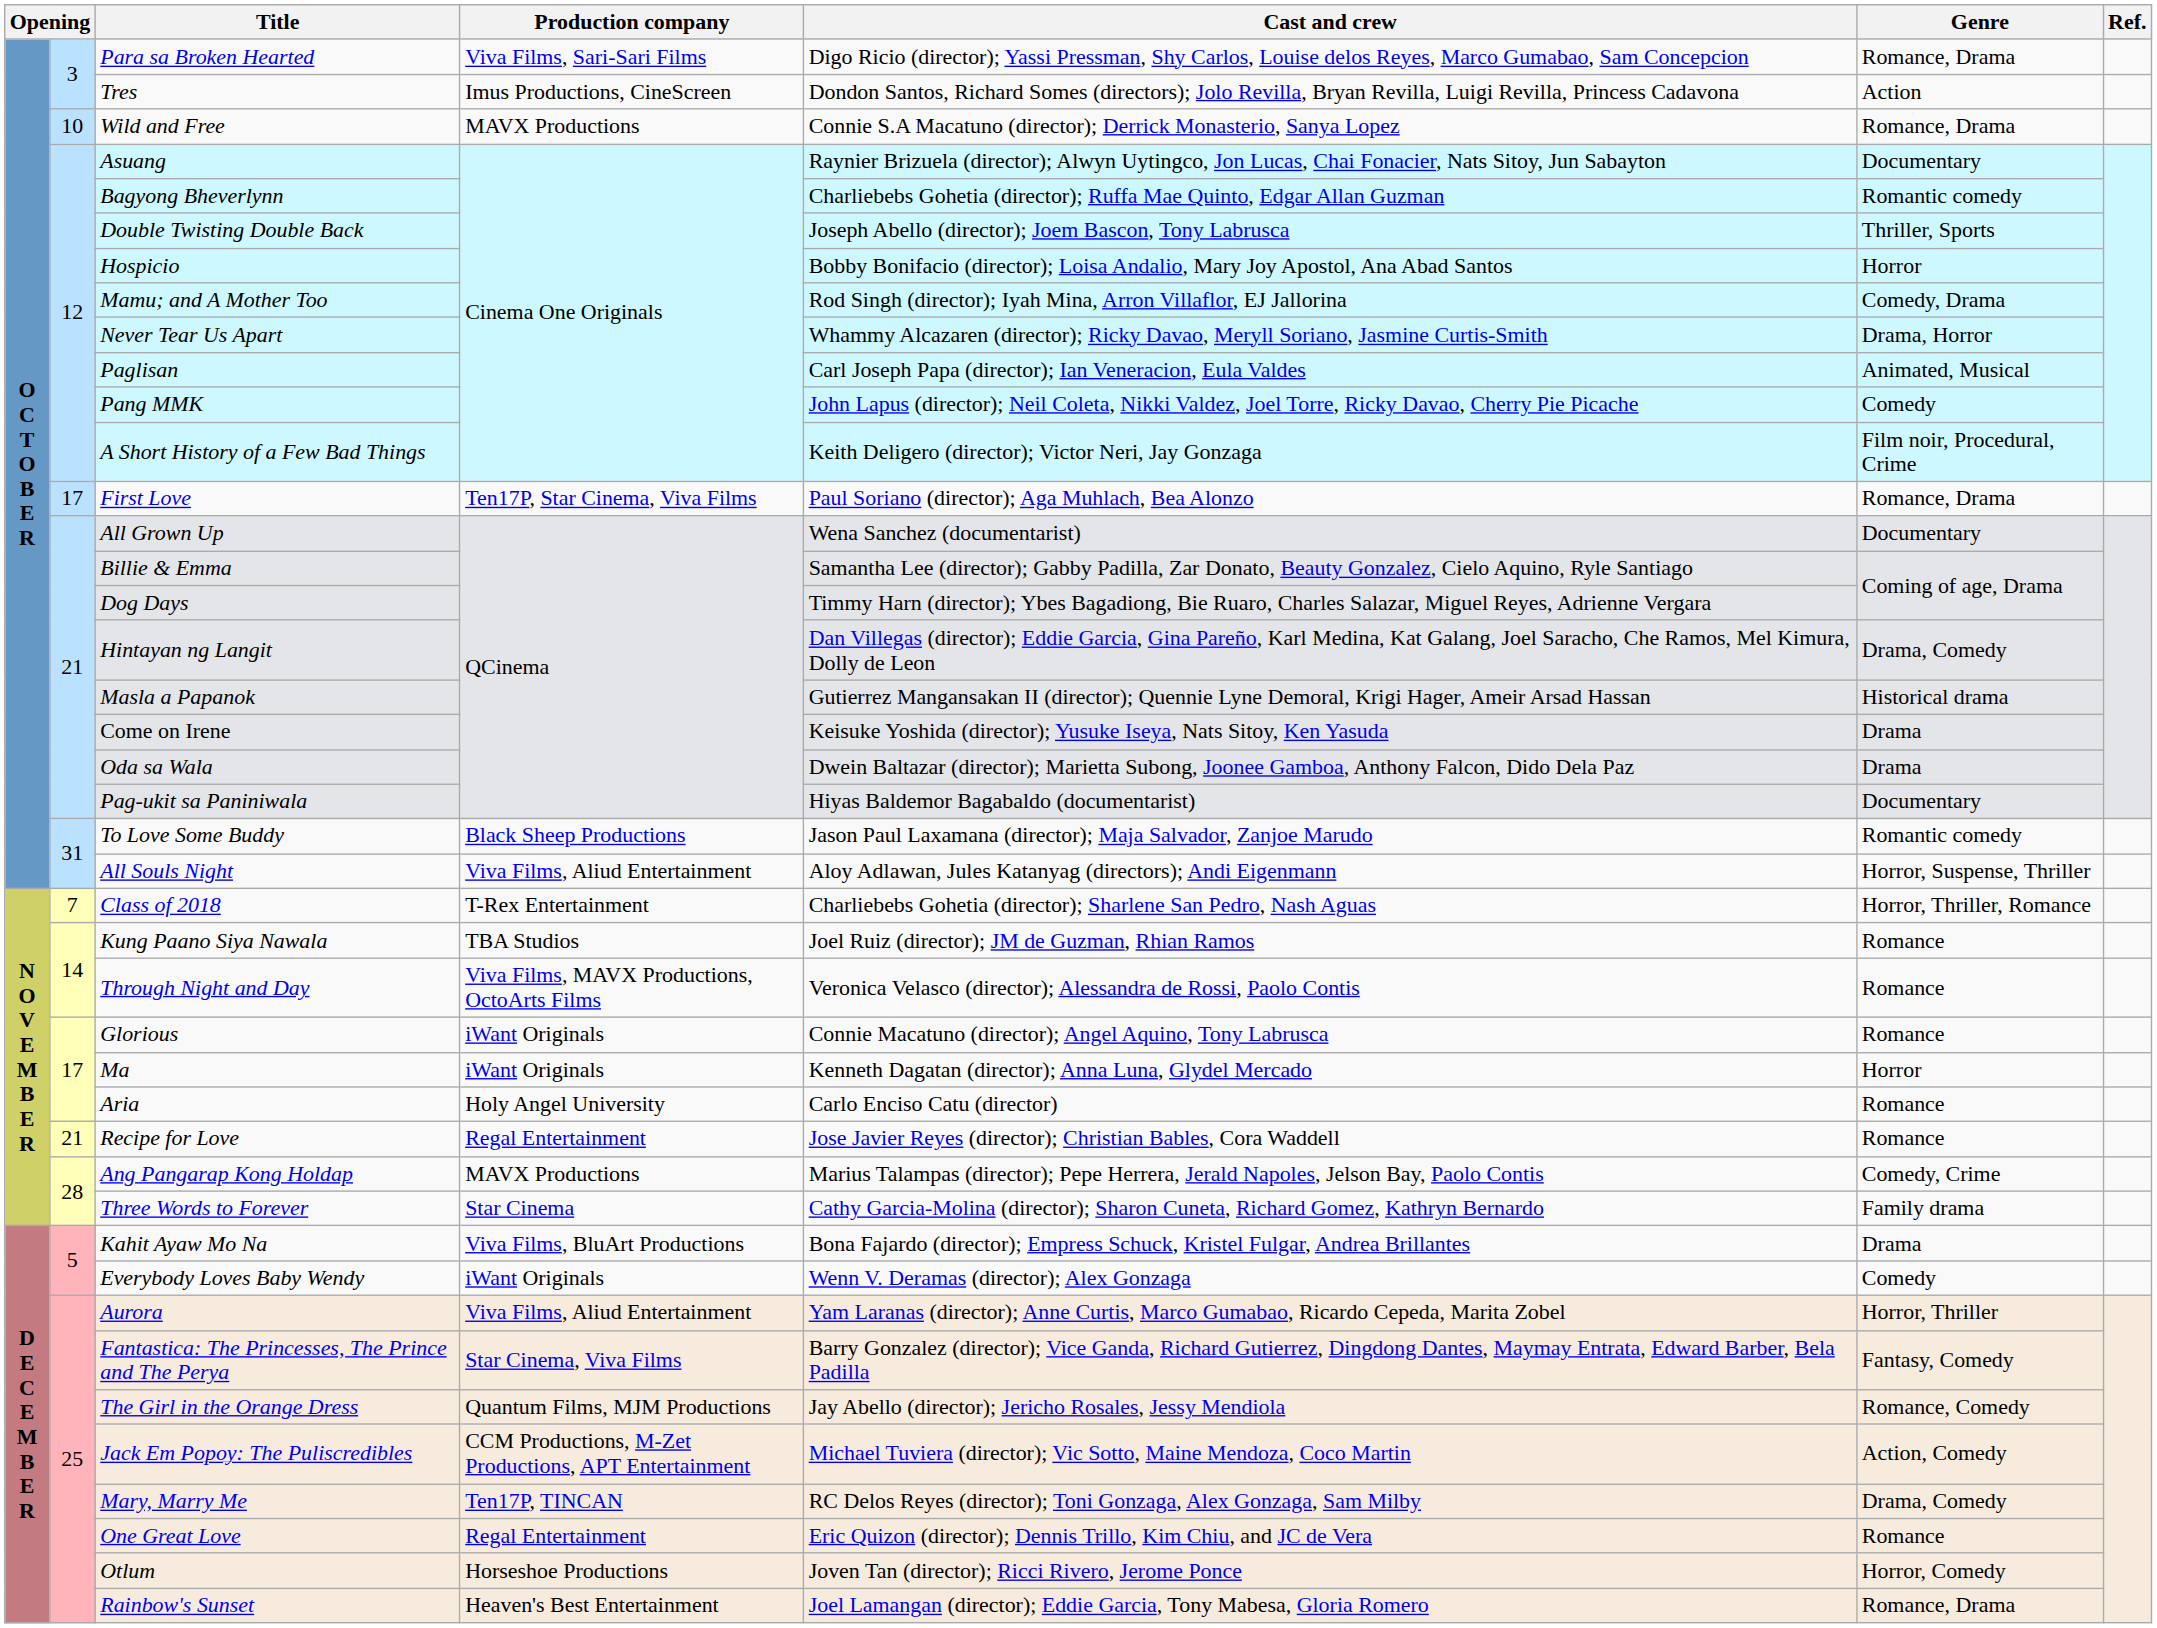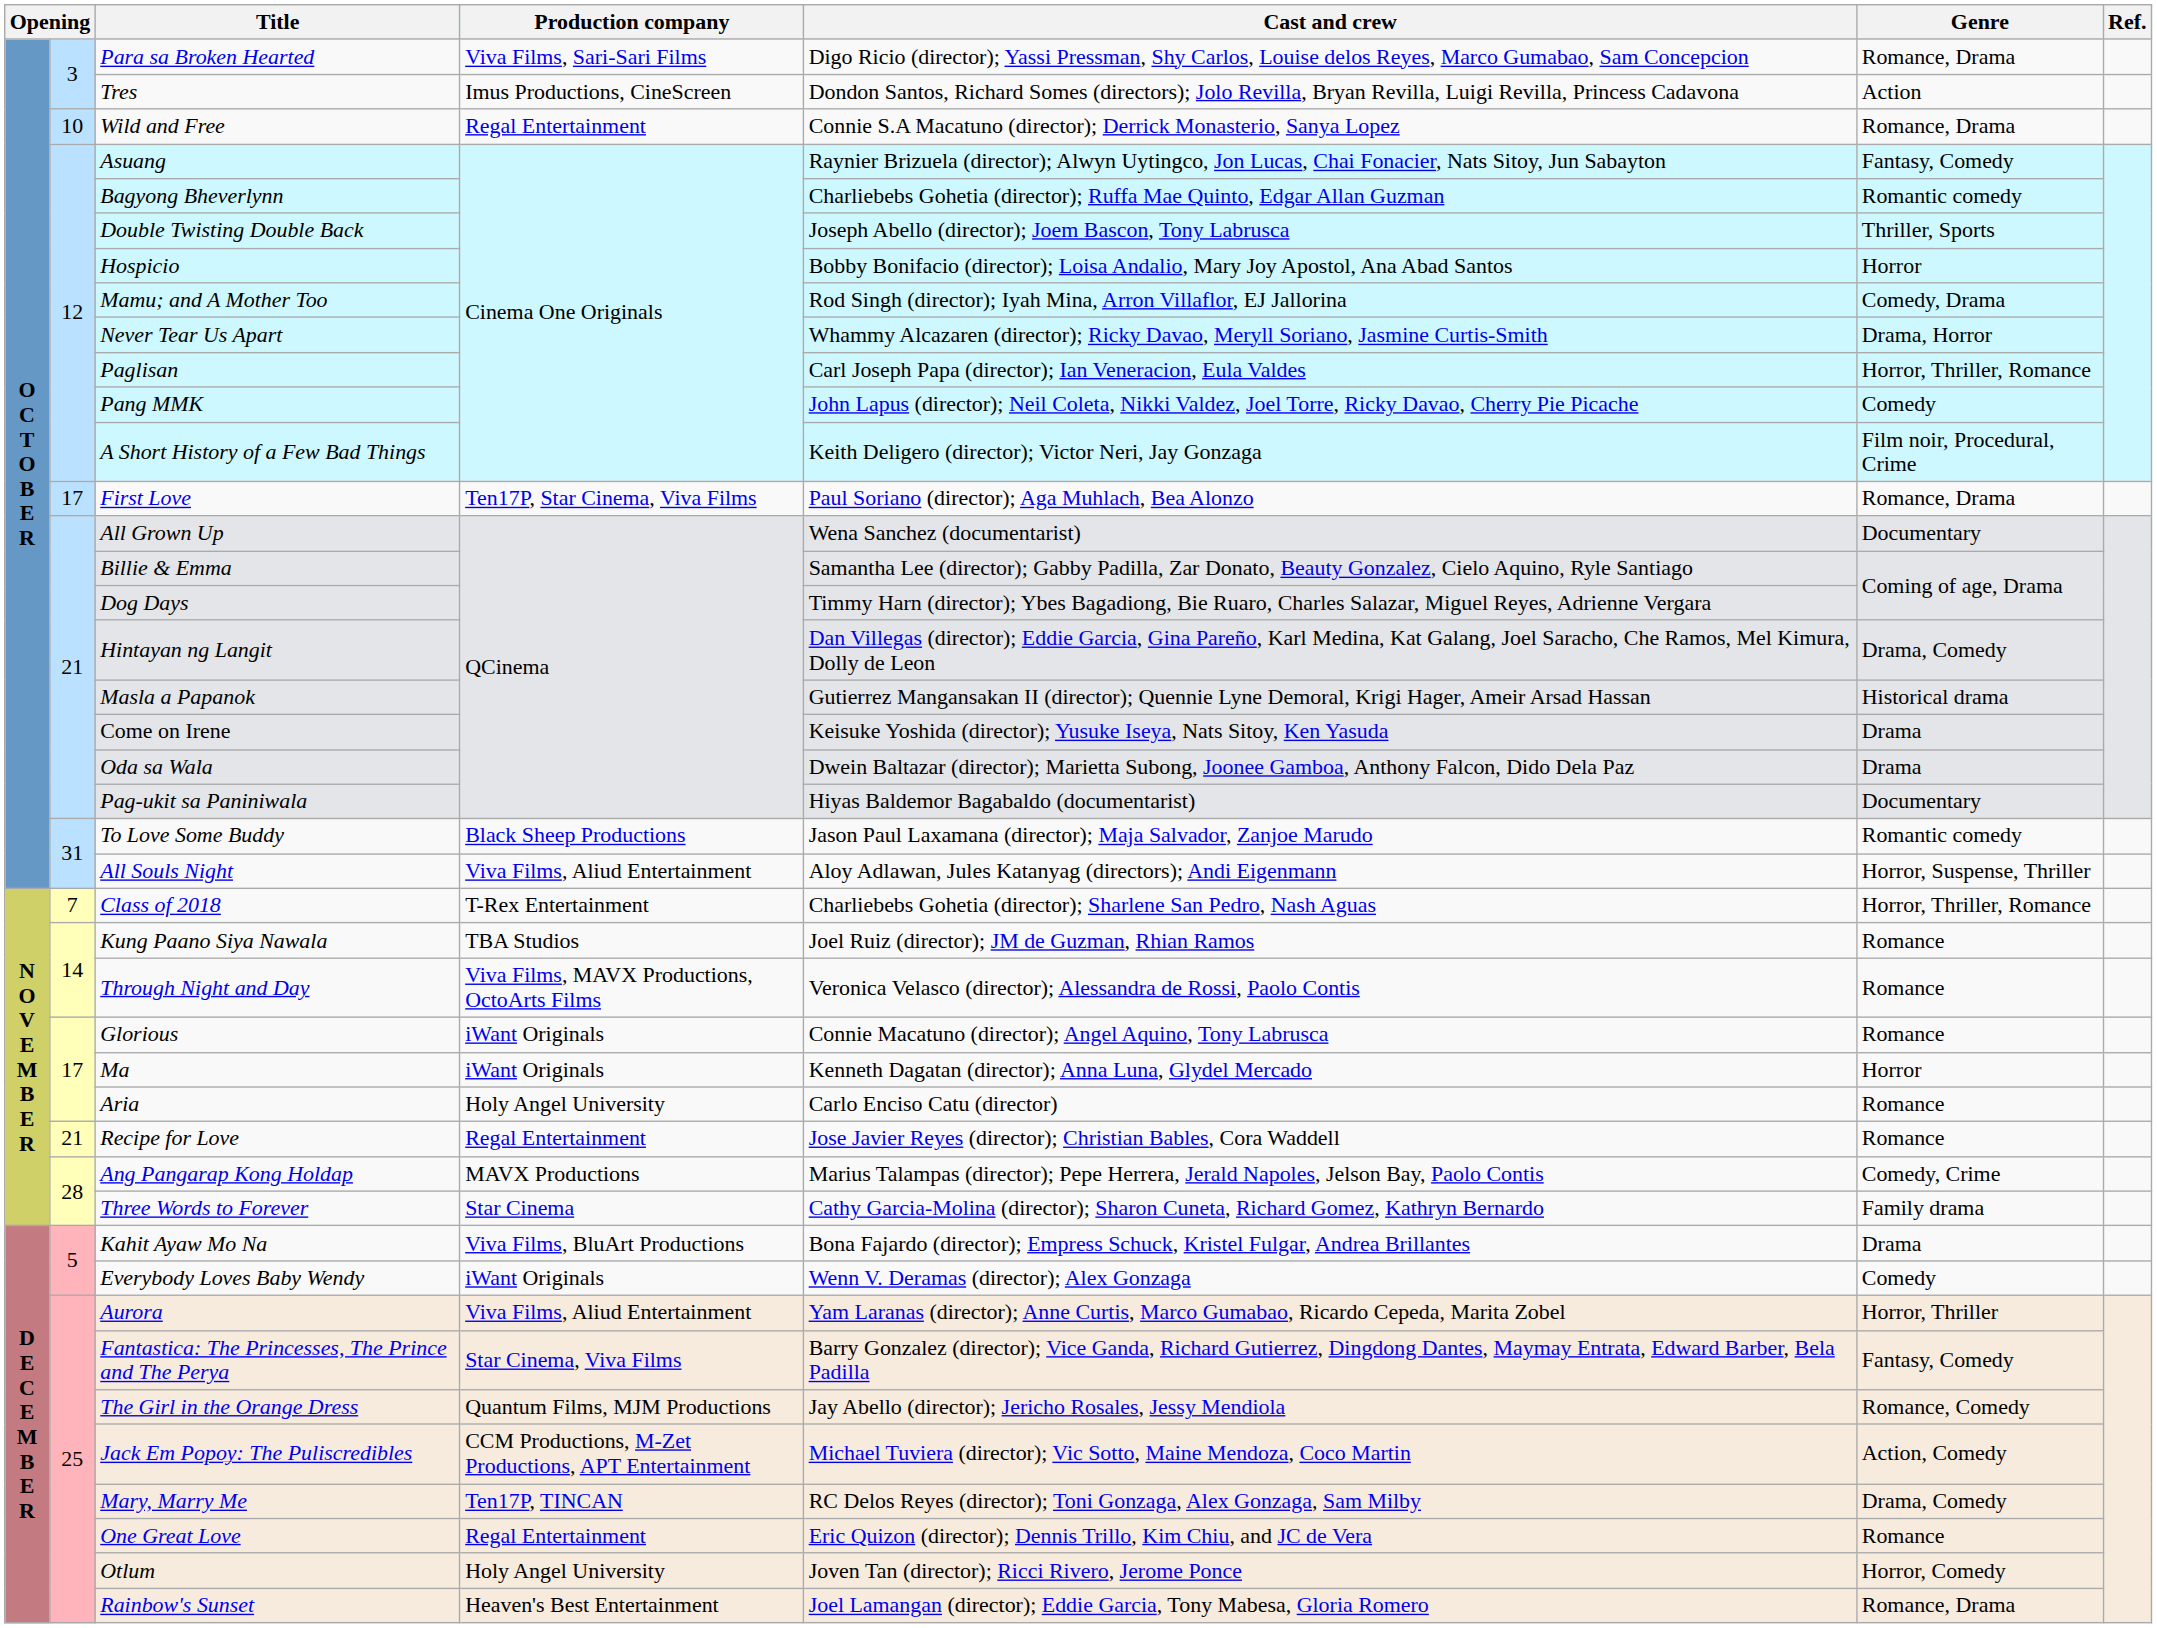(552, 126) MAVX Productions -> (556, 126) Regal Entertainment
(1921, 160) Documentary -> (1938, 160) Fantasy, Comedy
(1946, 369) Animated, Musical -> (1976, 369) Horror, Thriller, Romance
(567, 1570) Horseshoe Productions -> (565, 1570) Holy Angel University
